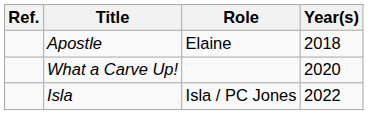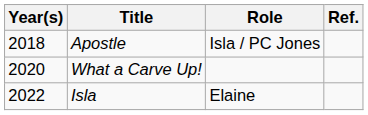columns swapped: (332, 17) <-> (24, 17)
(209, 43) Elaine -> (265, 43) Isla / PC Jones
(241, 95) Isla / PC Jones -> (232, 95) Elaine
